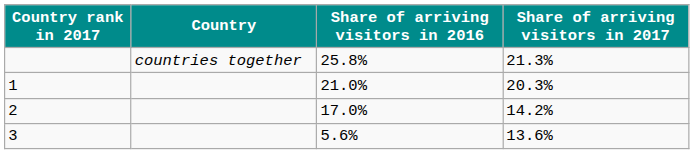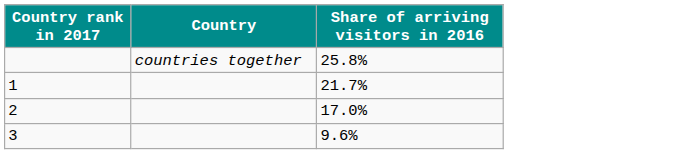- column: (596, 26)
(344, 85) 21.0% -> (344, 85) 21.7%
(339, 136) 5.6% -> (339, 136) 9.6%
